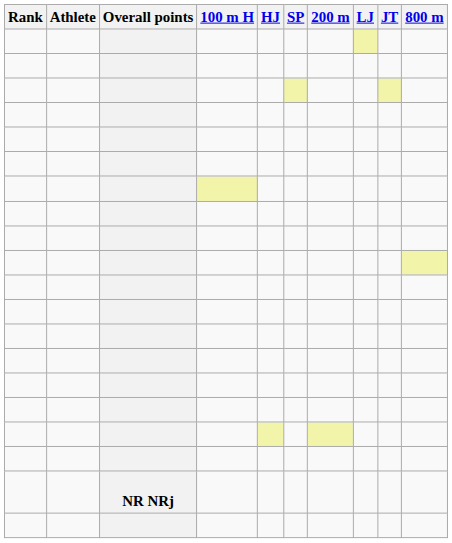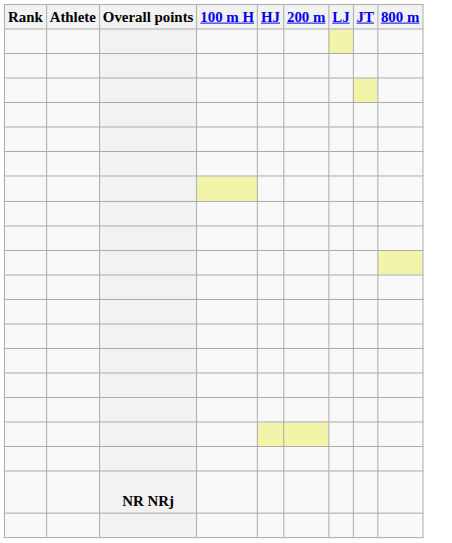- column: (296, 16)
